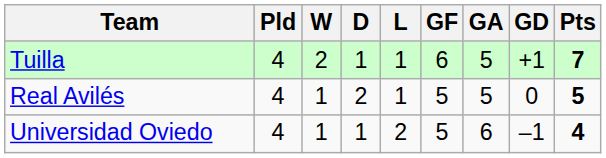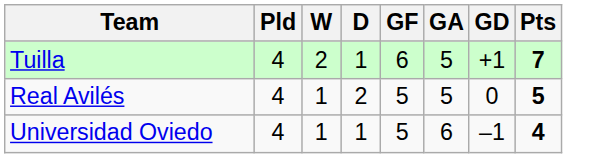- column: (401, 22)
